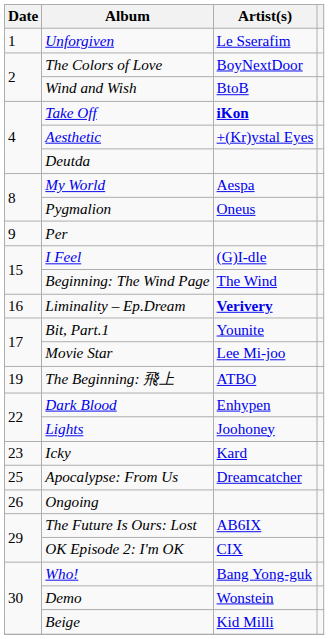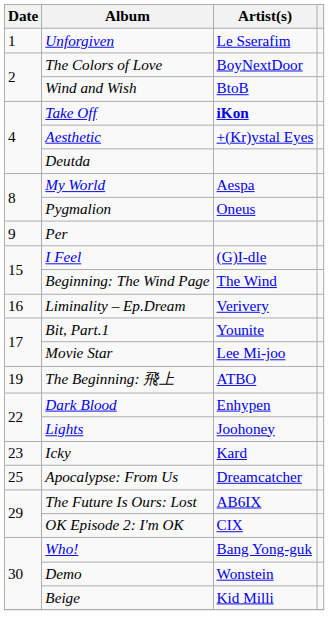(245, 305) bold -> (243, 305) normal
- row: (72, 501)
